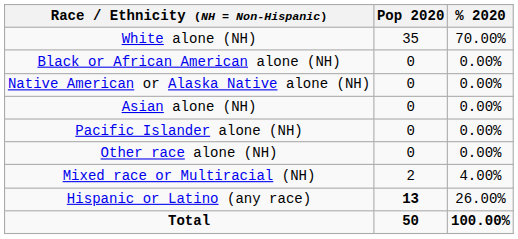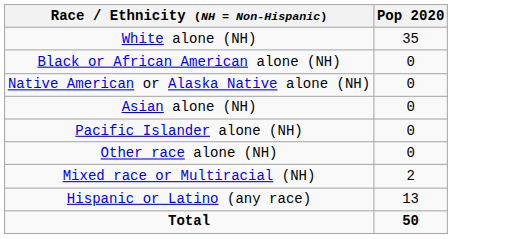- column: (480, 16)
(411, 199) bold -> (411, 199) normal
